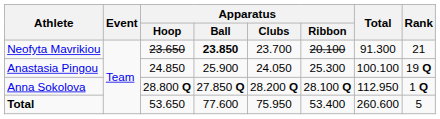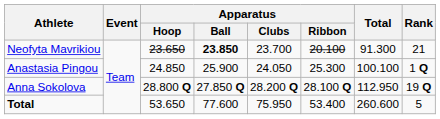(419, 68) 19 Q -> (419, 68) 1 Q
(419, 87) 1 Q -> (419, 87) 19 Q
